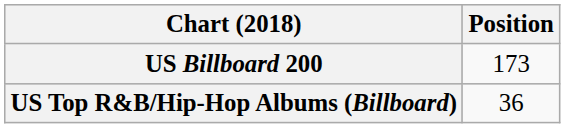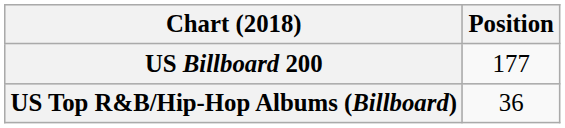(511, 63) 173 -> (511, 63) 177
